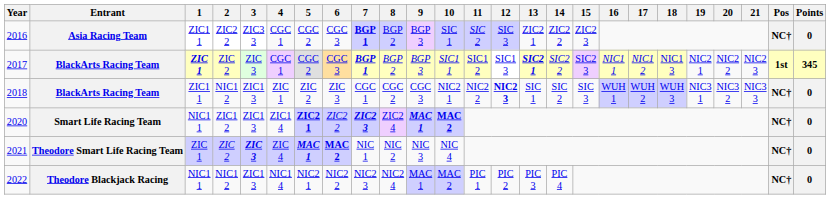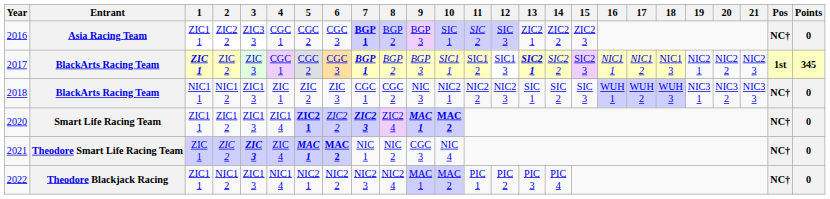(199, 92) ZIC1 1 -> (199, 92) NIC1 1
(421, 92) CGC 3 -> (421, 92) NIC 3
(506, 92) bold -> (505, 92) normal
(199, 121) NIC1 1 -> (199, 121) ZIC1 1
(421, 150) NIC 3 -> (421, 150) CGC 3
(199, 179) NIC1 1 -> (199, 179) ZIC1 1
